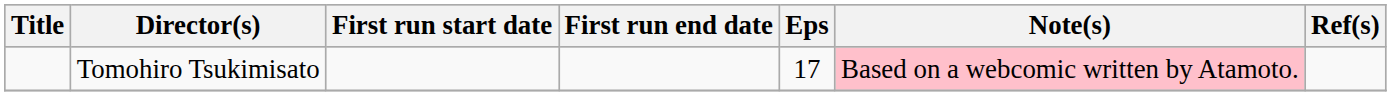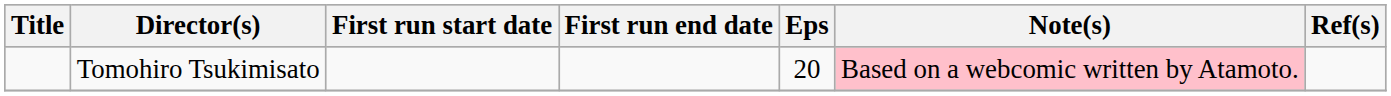(807, 68) 17 -> (807, 68) 20
